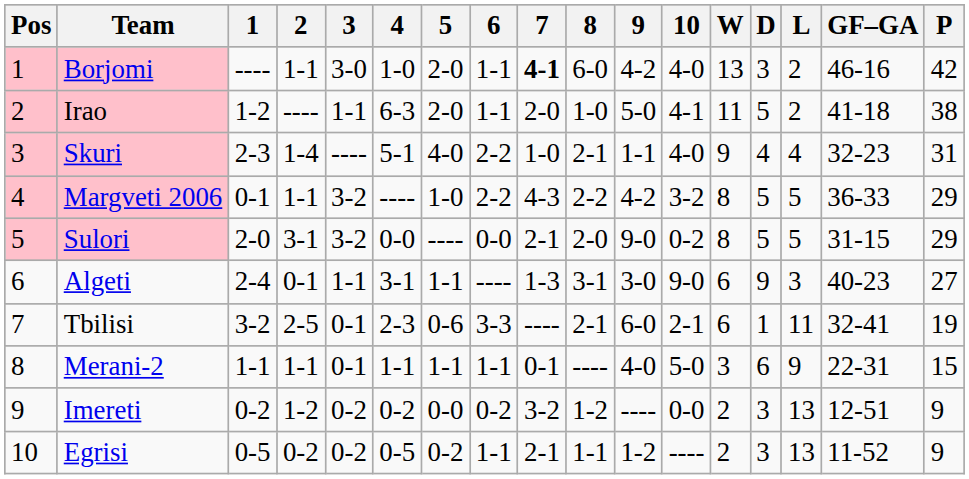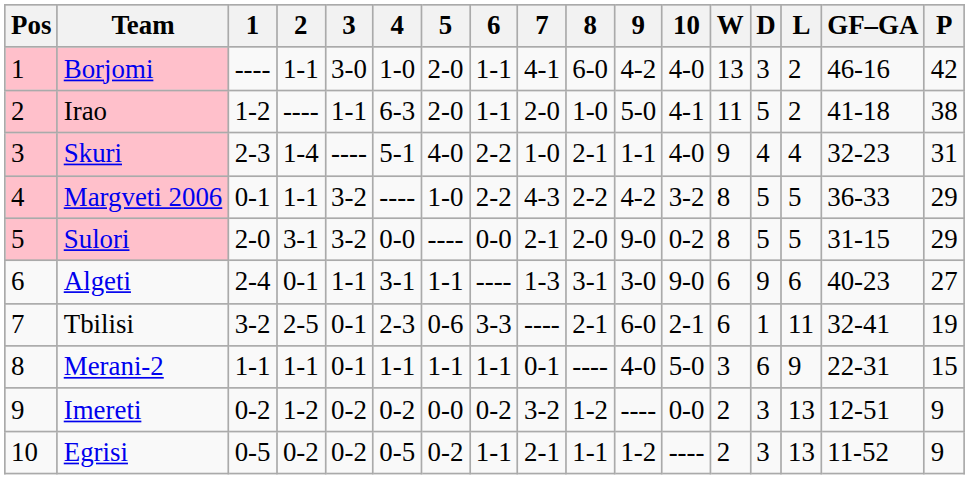(542, 68) bold -> (542, 68) normal
(795, 281) 3 -> (795, 281) 6
